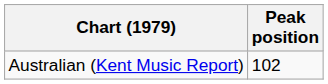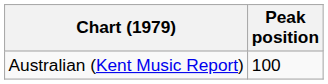(266, 65) 102 -> (266, 65) 100
